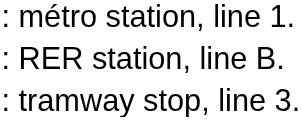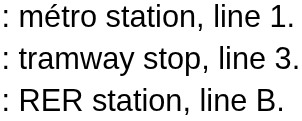rows swapped: (143, 58) <-> (151, 101)
